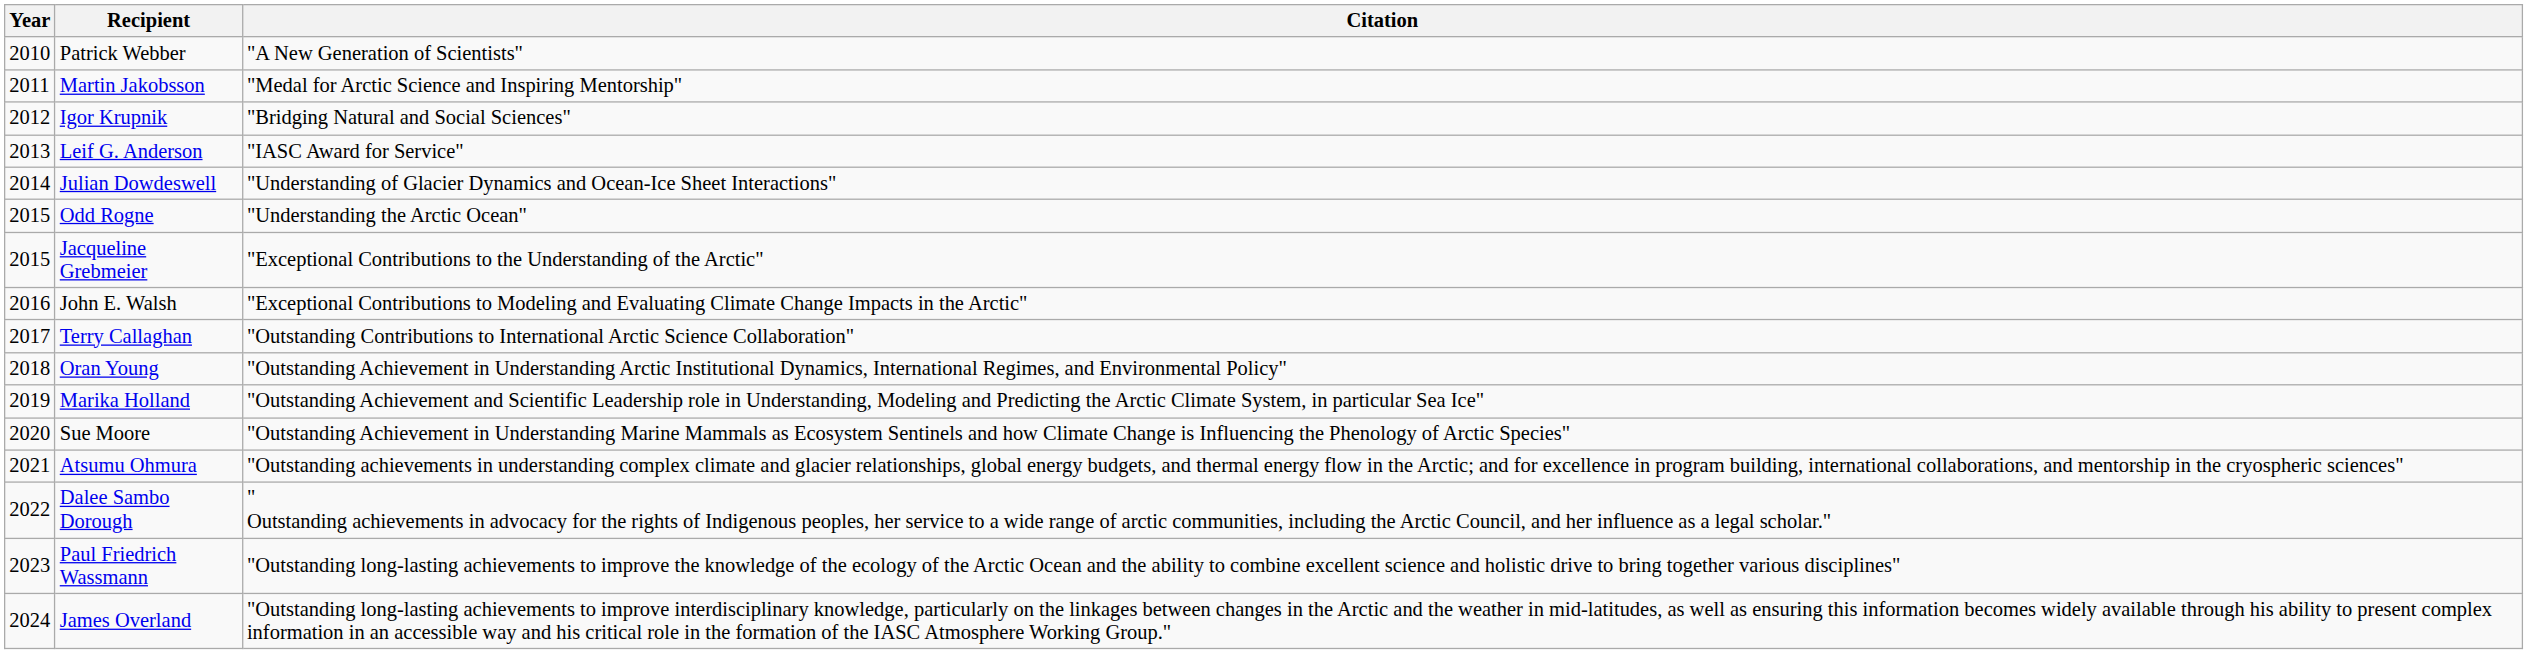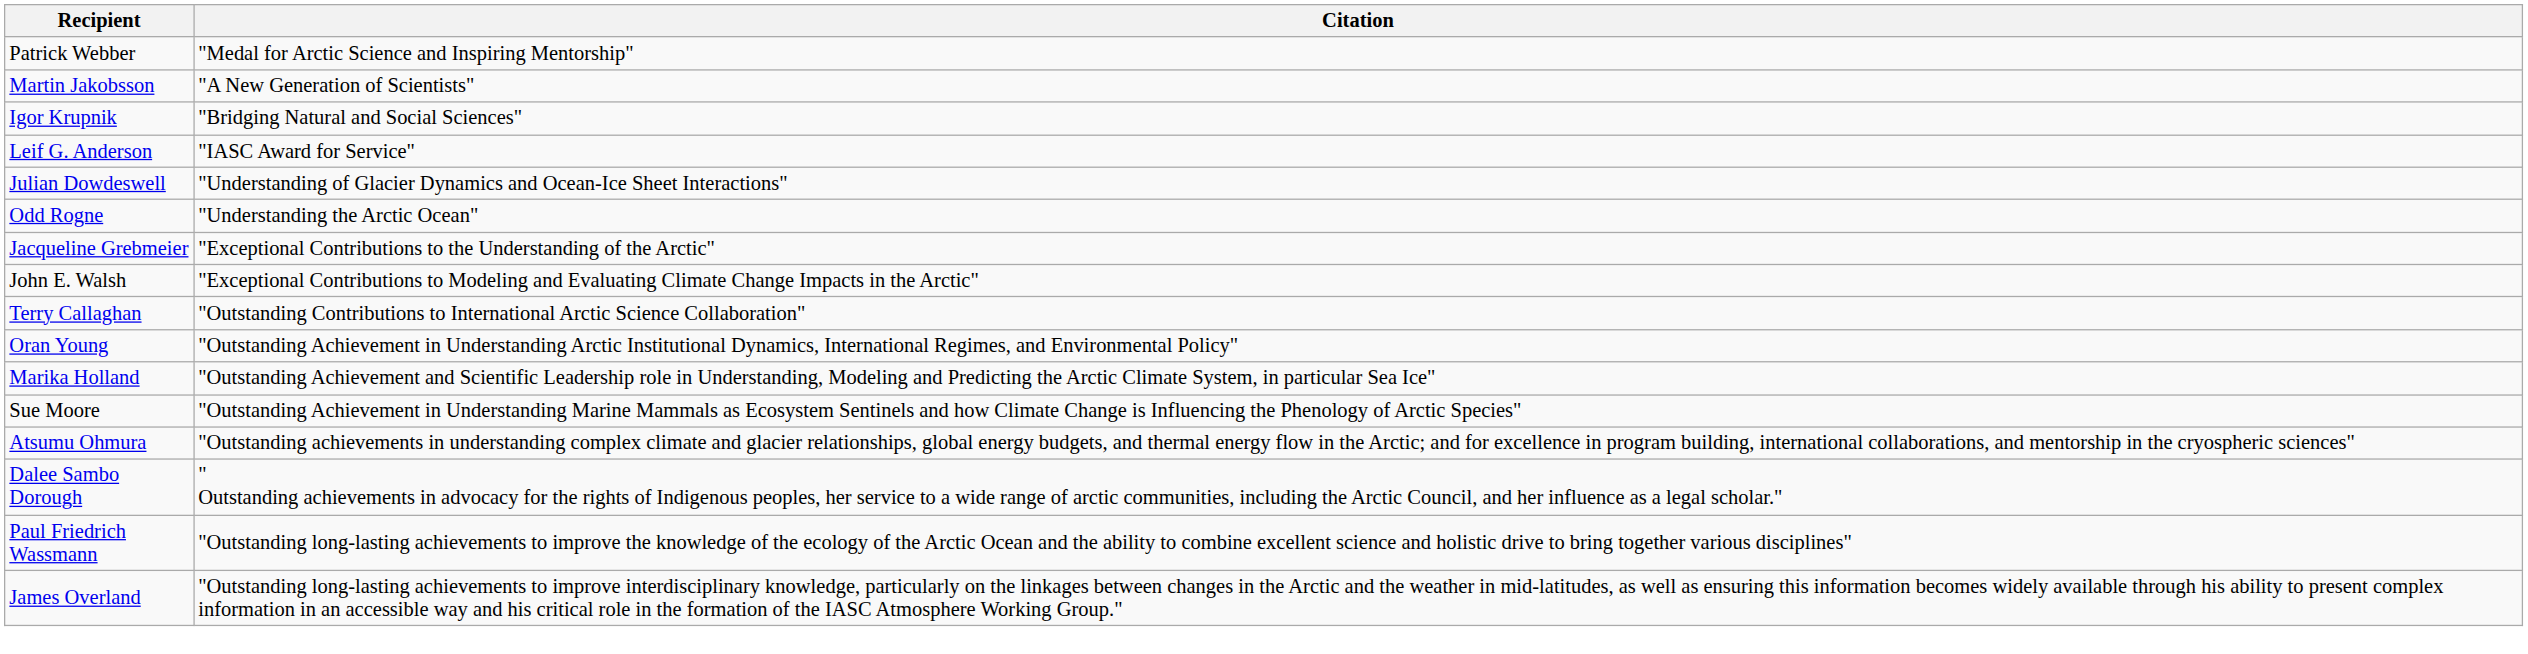- column: (30, 20)
(385, 53) "A New Generation of Scientists" -> (416, 53) "Medal for Arctic Science and Inspiring Mentorship"
(465, 85) "Medal for Arctic Science and Inspiring Mentorship" -> (336, 85) "A New Generation of Scientists"
